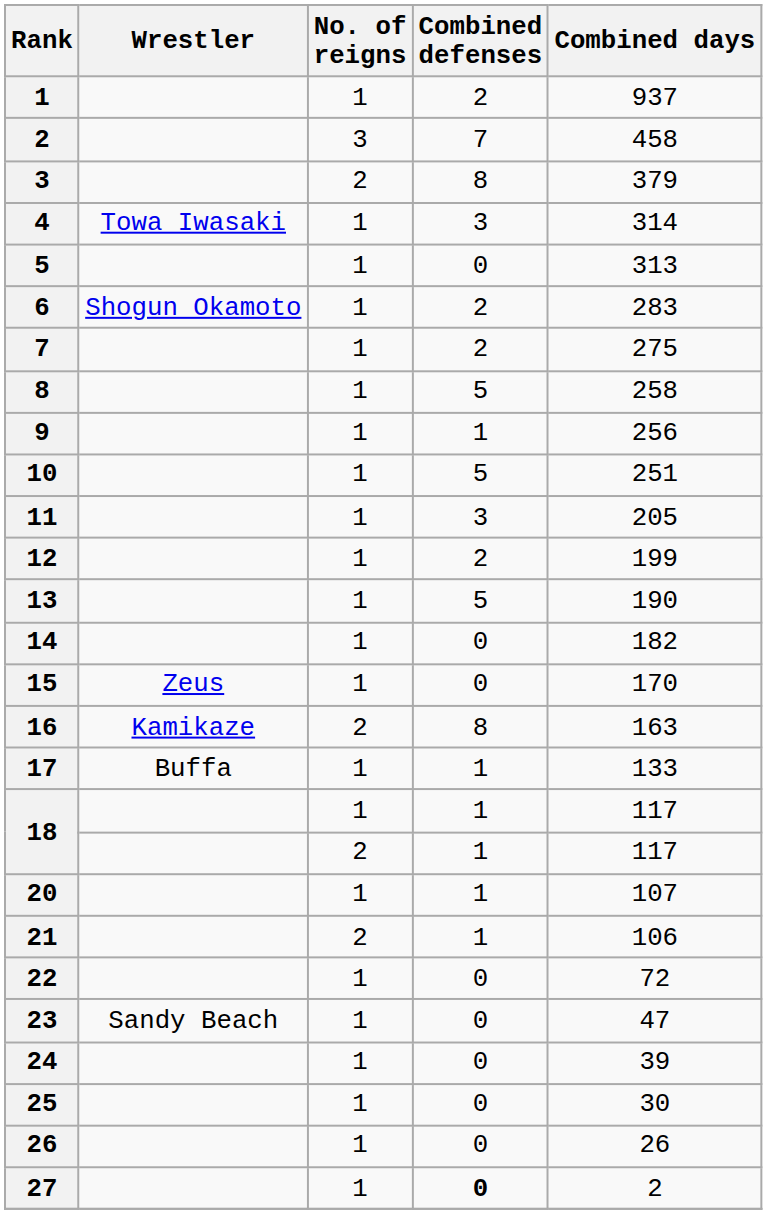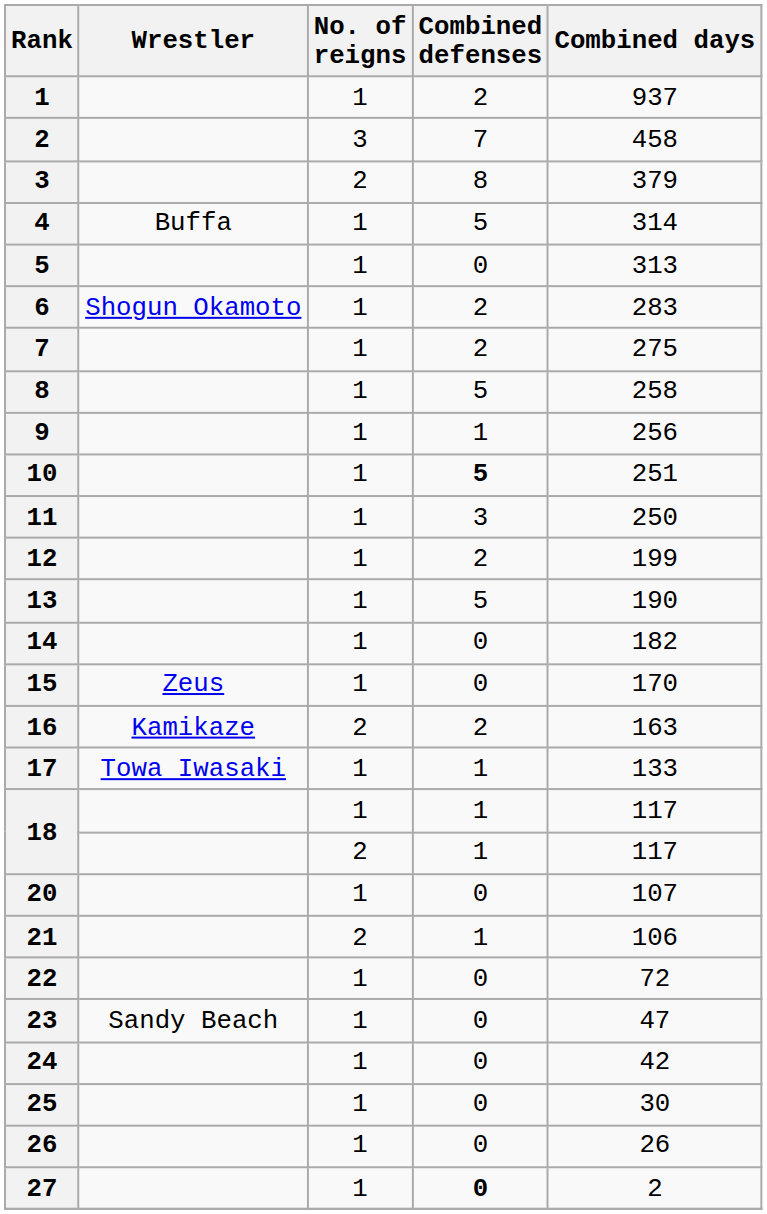(193, 223) Towa Iwasaki -> (193, 223) Buffa
(480, 223) 3 -> (480, 223) 5
(480, 475) normal -> (480, 475) bold
(655, 517) 205 -> (655, 517) 250
(480, 727) 8 -> (480, 727) 2
(193, 769) Buffa -> (193, 769) Towa Iwasaki
(480, 895) 1 -> (480, 895) 0
(655, 1062) 39 -> (655, 1062) 42
